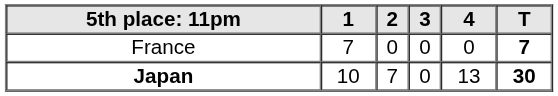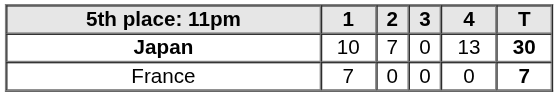rows swapped: (163, 47) <-> (163, 76)
